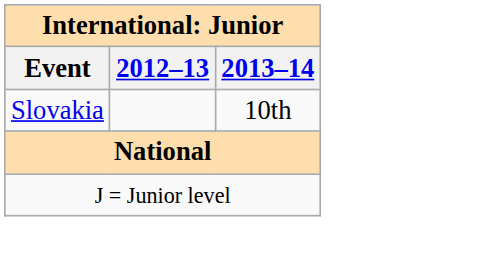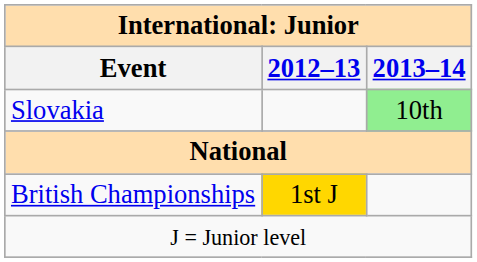(268, 109) no background -> (419, 109) lightgreen background
+ row: (133, 194)
